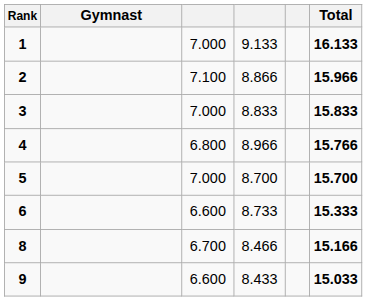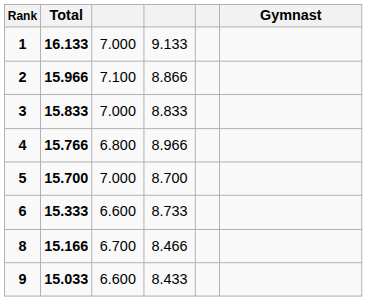columns swapped: (111, 15) <-> (336, 15)
